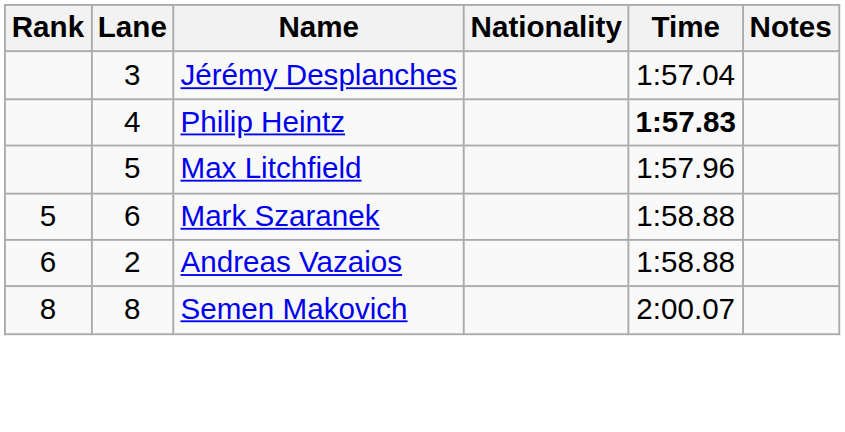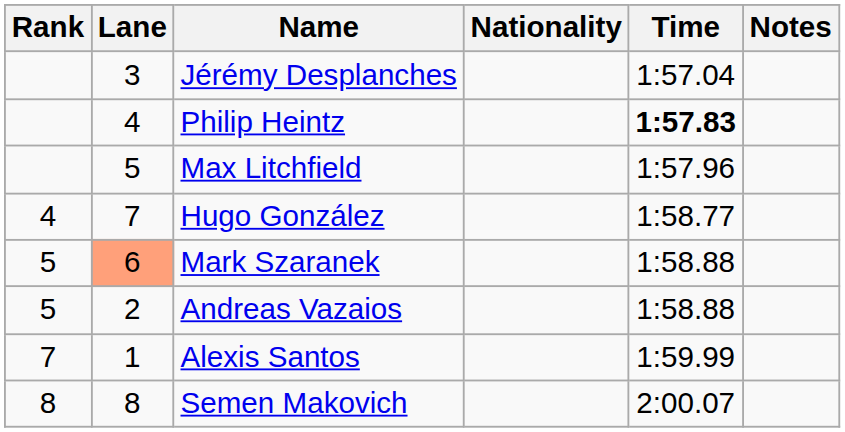+ row: (283, 215)
(132, 215) no background -> (132, 262) lightsalmon background
(48, 262) 6 -> (48, 309) 5
+ row: (270, 356)
